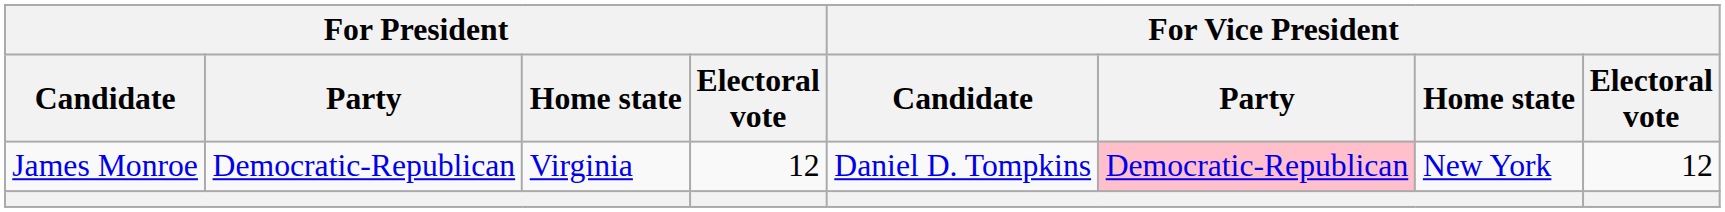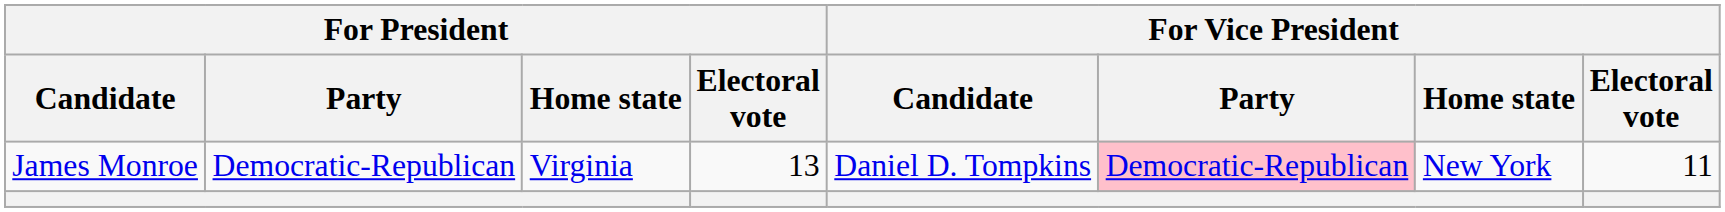(804, 165) 12 -> (804, 165) 13
(1697, 165) 12 -> (1698, 165) 11
